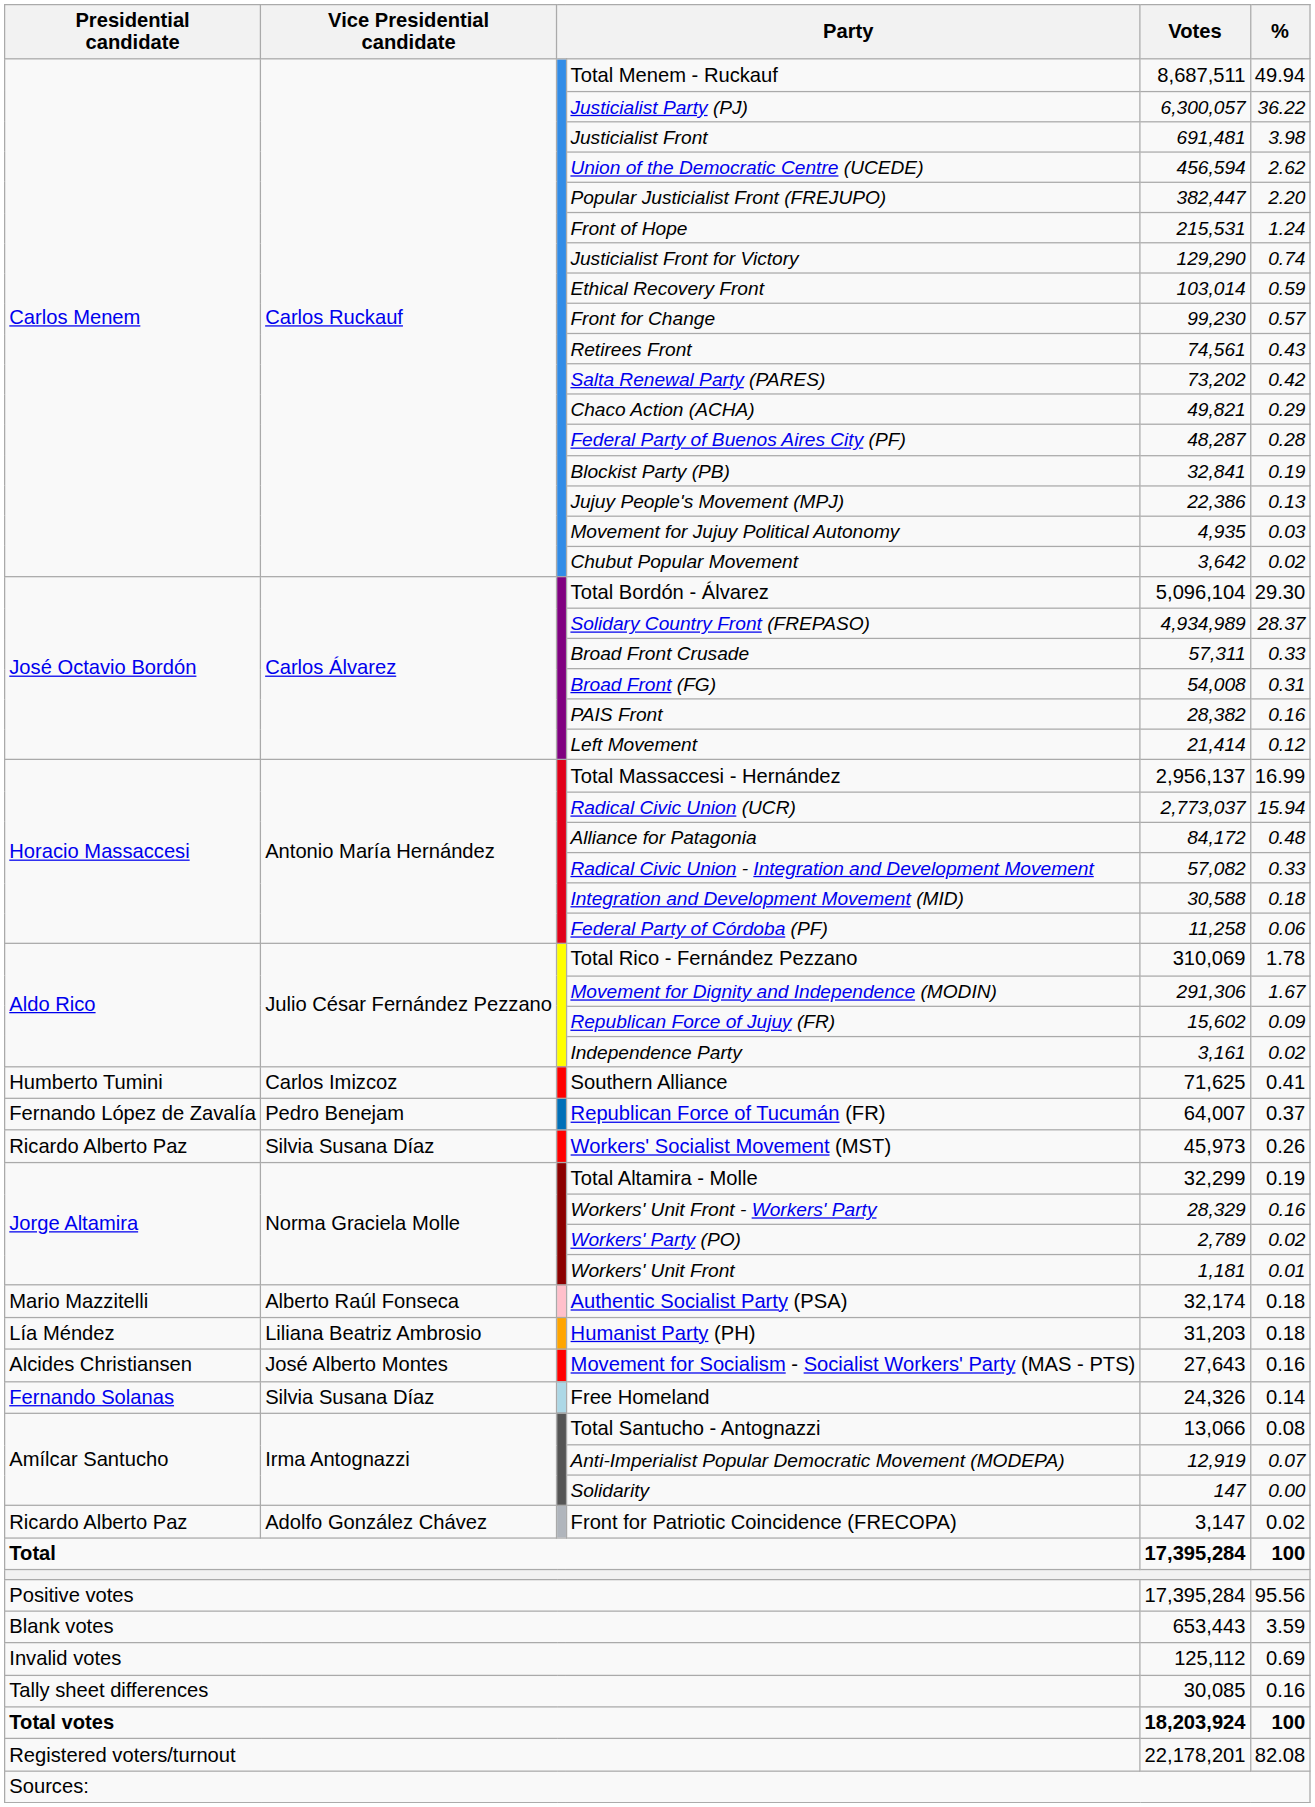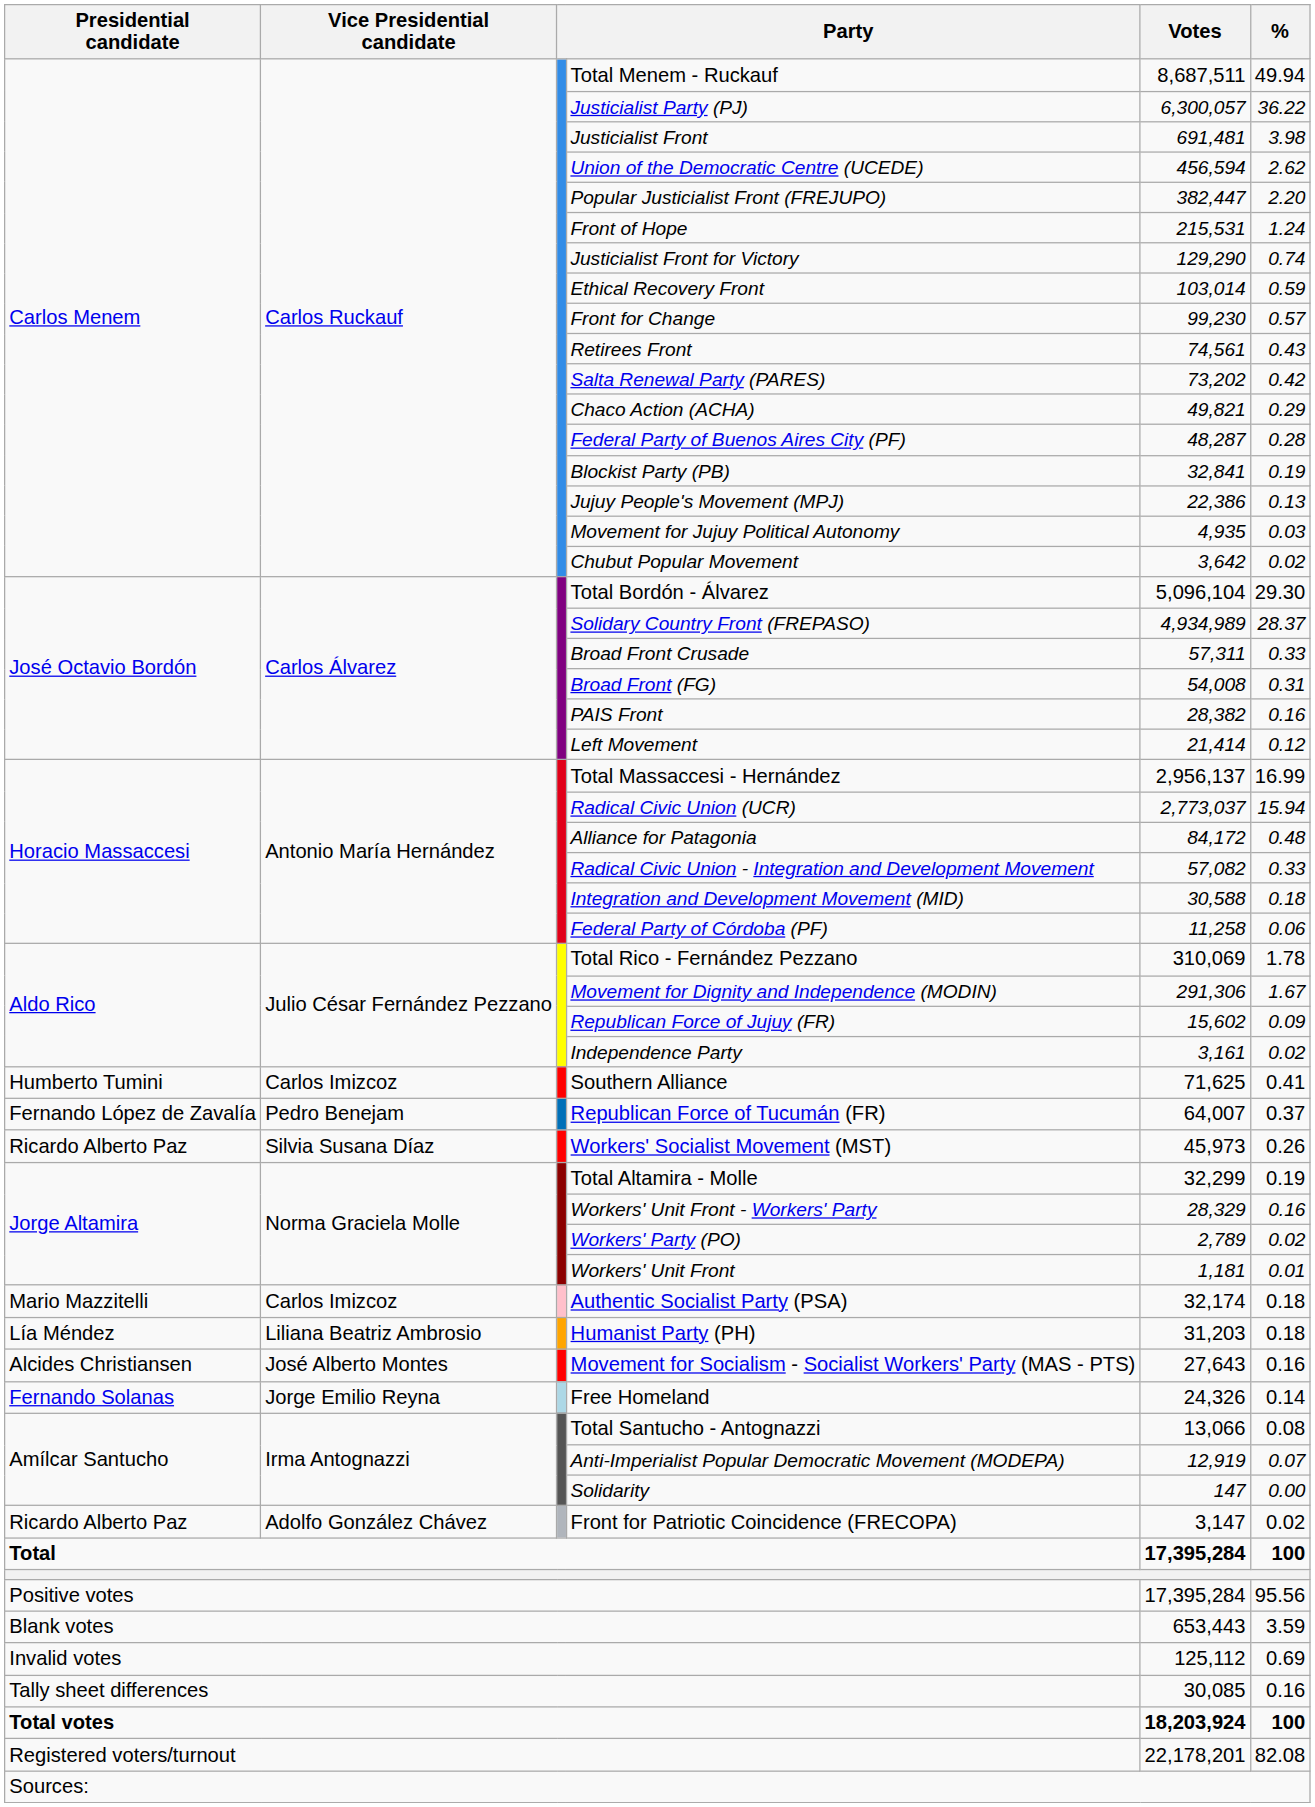(362, 1301) Alberto Raúl Fonseca -> (331, 1301) Carlos Imizcoz
(350, 1397) Silvia Susana Díaz -> (353, 1397) Jorge Emilio Reyna
